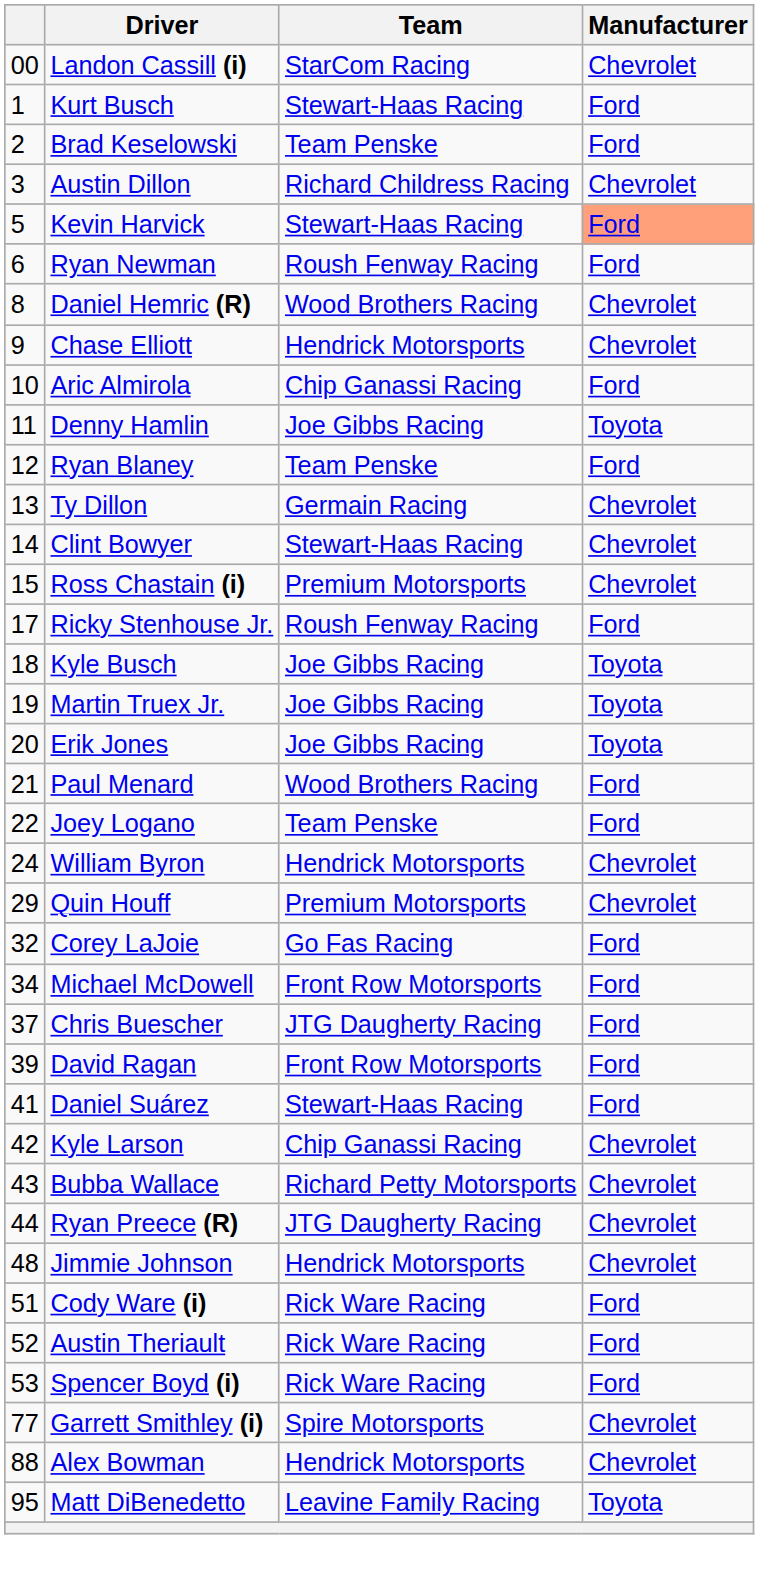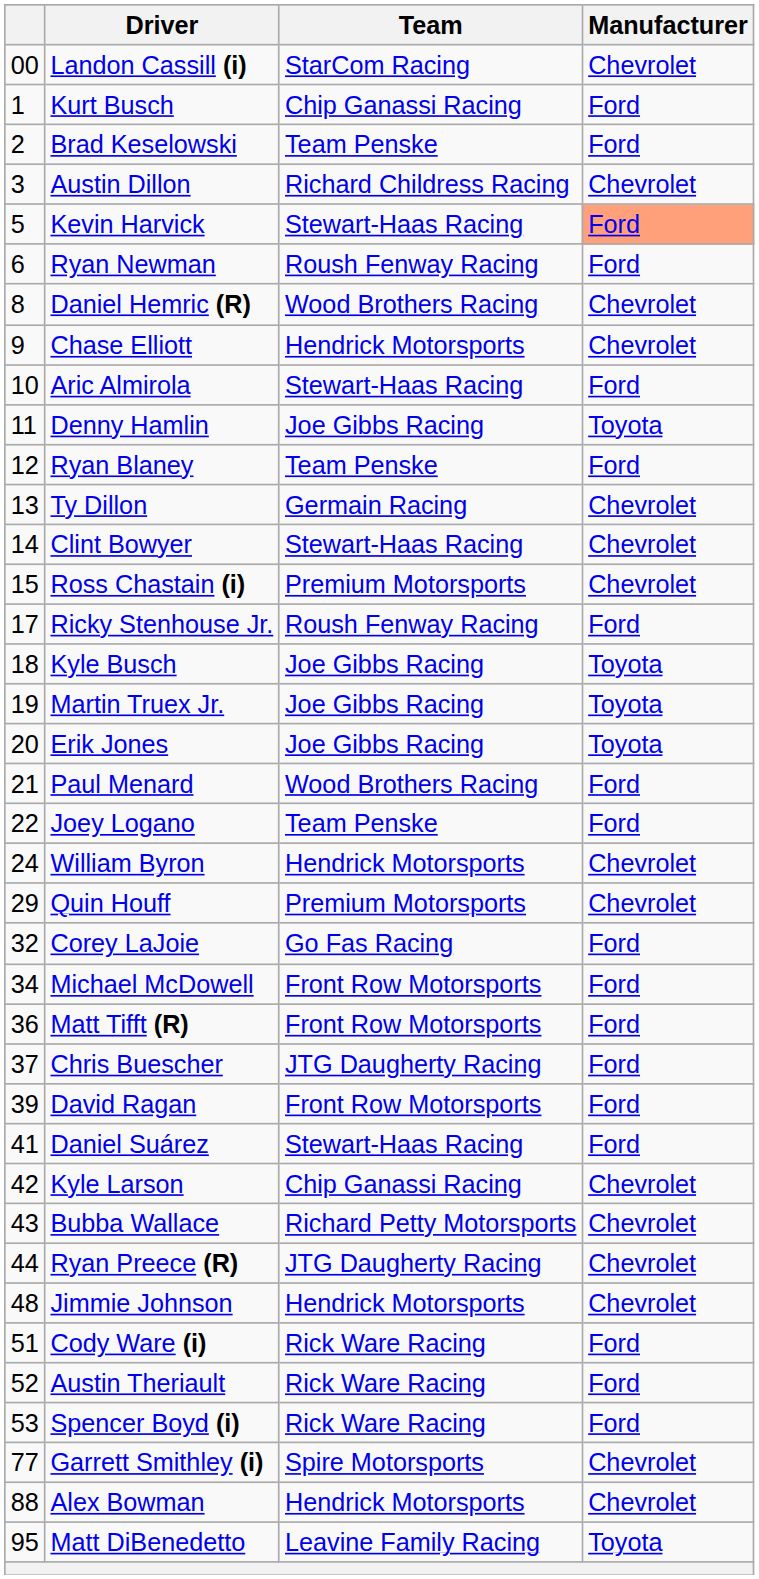(404, 105) Stewart-Haas Racing -> (403, 105) Chip Ganassi Racing
(403, 384) Chip Ganassi Racing -> (404, 384) Stewart-Haas Racing
+ row: (120, 1024)
